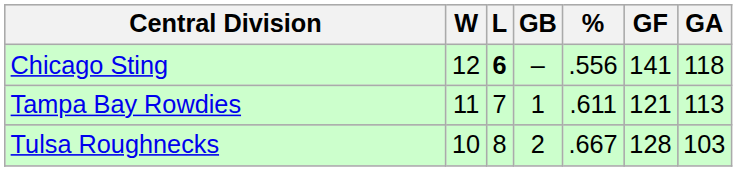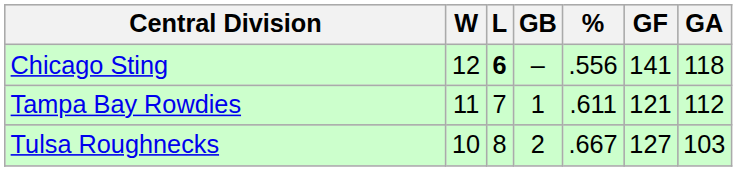(704, 104) 113 -> (704, 104) 112
(650, 144) 128 -> (650, 144) 127
